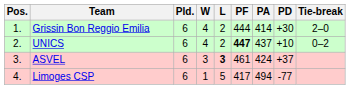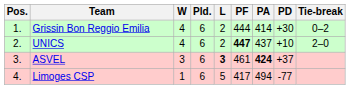columns swapped: (185, 12) <-> (205, 12)
(320, 28) 2–0 -> (320, 28) 0–2
(320, 44) 0–2 -> (320, 44) 2–0
(263, 60) normal -> (263, 60) bold
